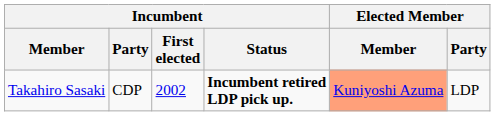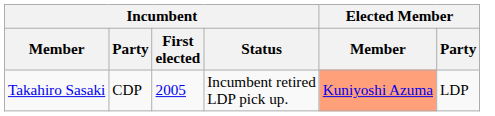(171, 90) 2002 -> (171, 90) 2005
(267, 90) bold -> (262, 90) normal
